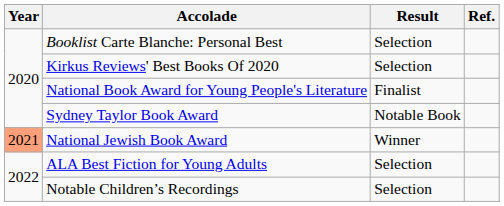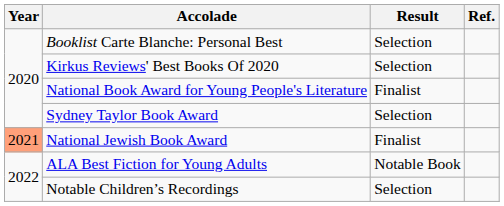(418, 115) Notable Book -> (403, 115) Selection
(397, 139) Winner -> (397, 139) Finalist
(403, 164) Selection -> (418, 164) Notable Book
